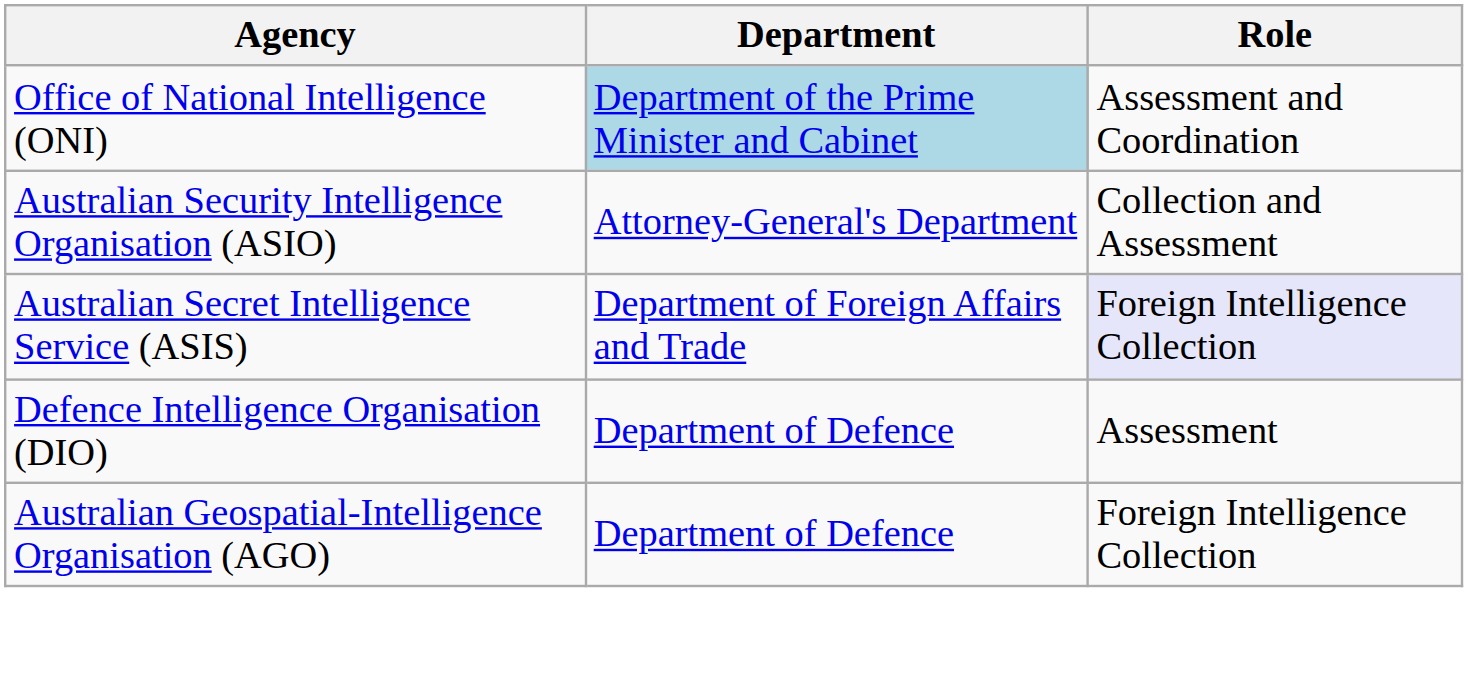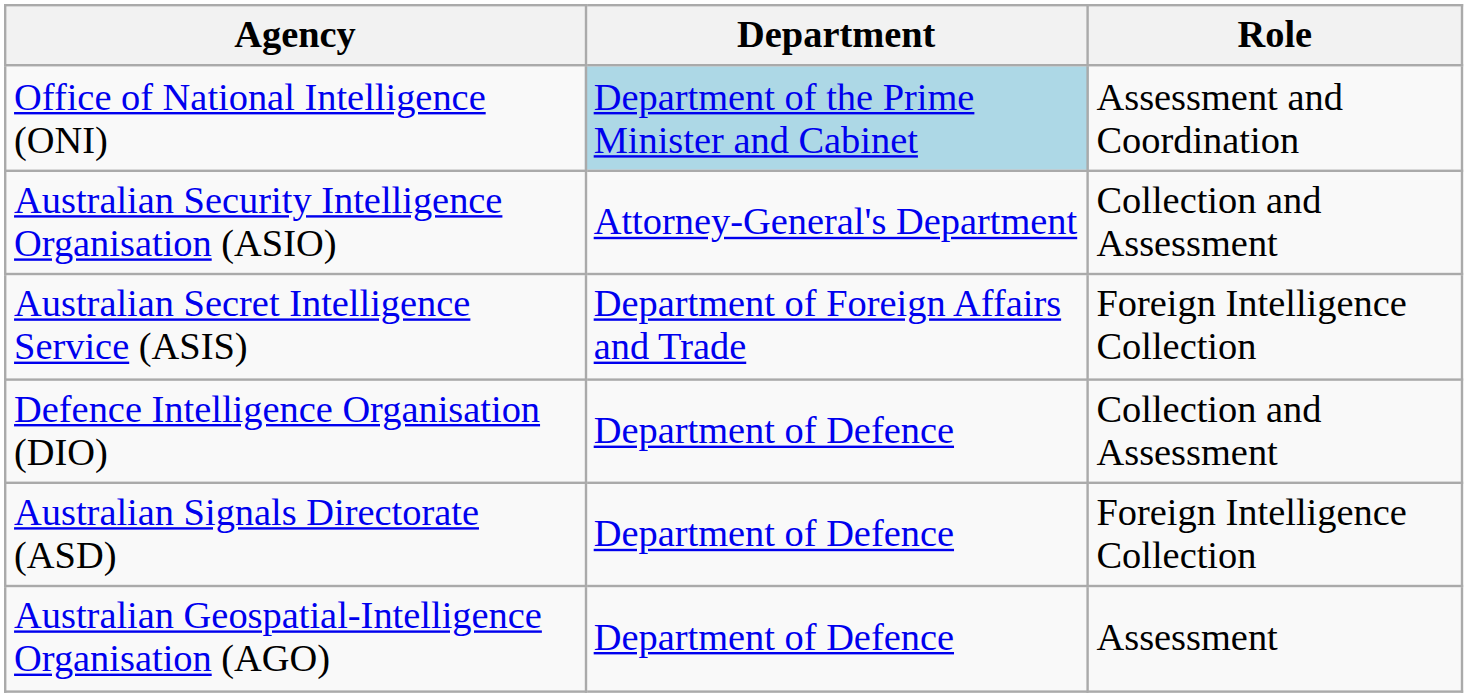(1252, 325) lavender background -> (1252, 325) no background
(1187, 429) Assessment -> (1209, 429) Collection and Assessment
+ row: (247, 533)
(1252, 533) Foreign Intelligence Collection -> (1187, 637) Assessment
